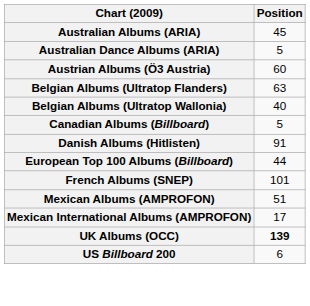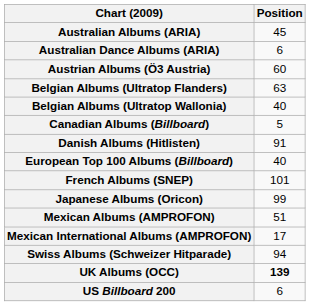(280, 50) 5 -> (280, 50) 6
(280, 161) 44 -> (280, 161) 40
+ row: (129, 198)
+ row: (129, 254)
